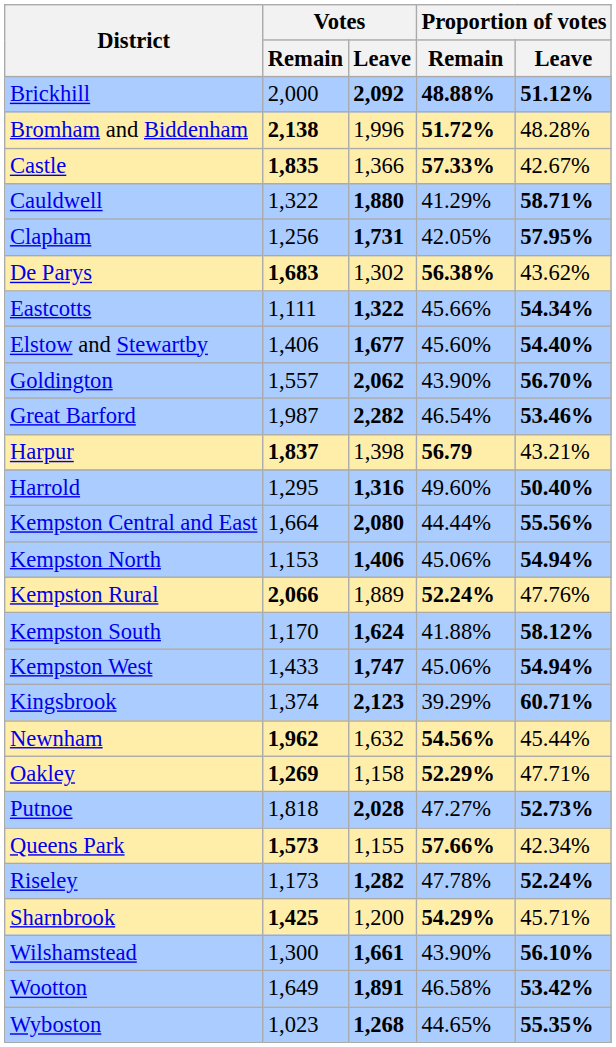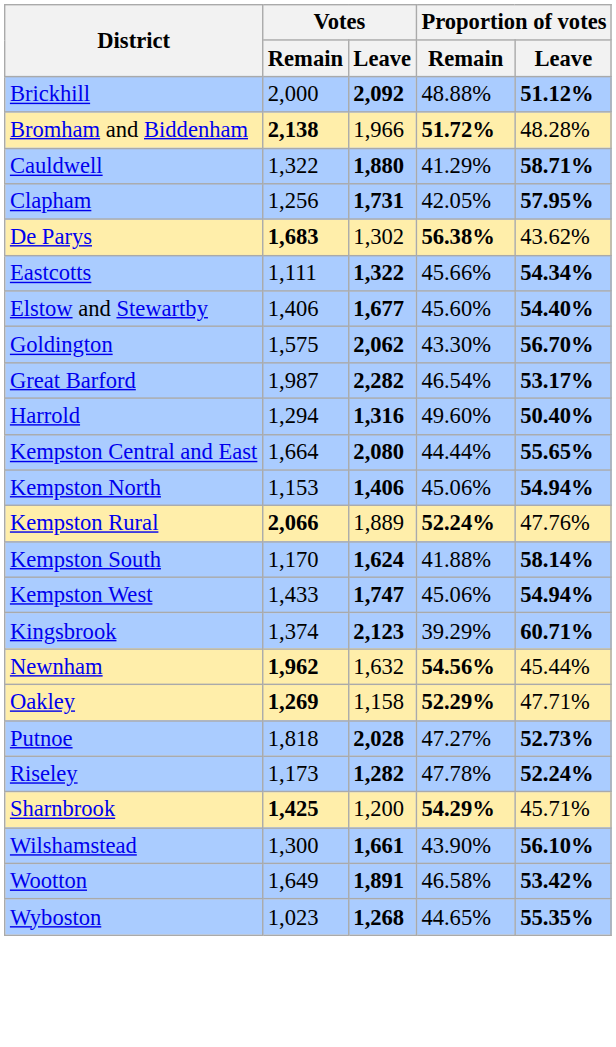(458, 93) bold -> (456, 93) normal
(379, 129) 1,996 -> (379, 129) 1,966
- row: (38, 165)
(293, 380) 1,557 -> (293, 344) 1,575
(456, 380) 43.90% -> (456, 344) 43.30%
(557, 415) 53.46% -> (557, 380) 53.17%
- row: (42, 451)
(293, 487) 1,295 -> (293, 415) 1,294
(557, 523) 55.56% -> (557, 451) 55.65%
(557, 630) 58.12% -> (557, 559) 58.14%
- row: (67, 845)
